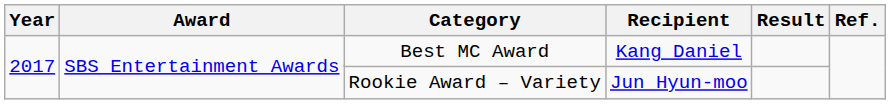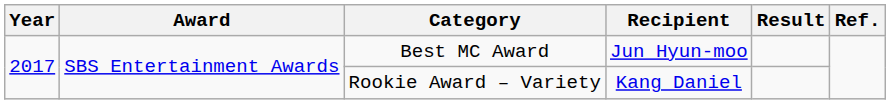(679, 51) Kang Daniel -> (679, 51) Jun Hyun-moo
(679, 83) Jun Hyun-moo -> (679, 83) Kang Daniel
